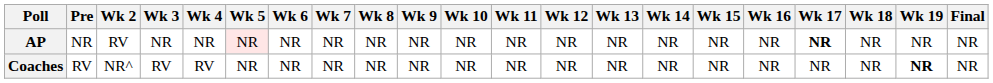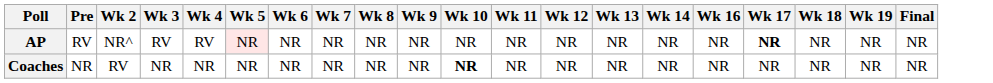- column: (719, 16)
(82, 41) NR -> (82, 41) RV
(118, 41) RV -> (118, 41) NR^
(161, 41) NR -> (161, 41) RV
(204, 41) NR -> (204, 41) RV
(82, 66) RV -> (82, 66) NR
(118, 66) NR^ -> (118, 66) RV
(161, 66) RV -> (161, 66) NR
(204, 66) RV -> (204, 66) NR
(466, 66) normal -> (466, 66) bold
(921, 66) bold -> (871, 66) normal
